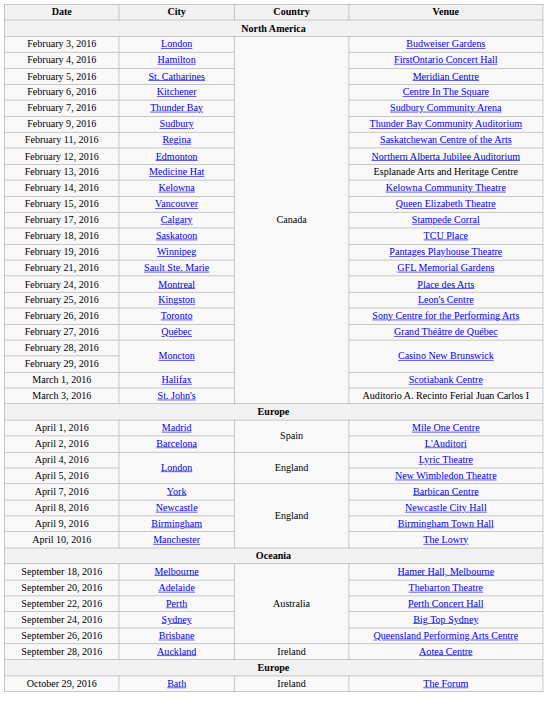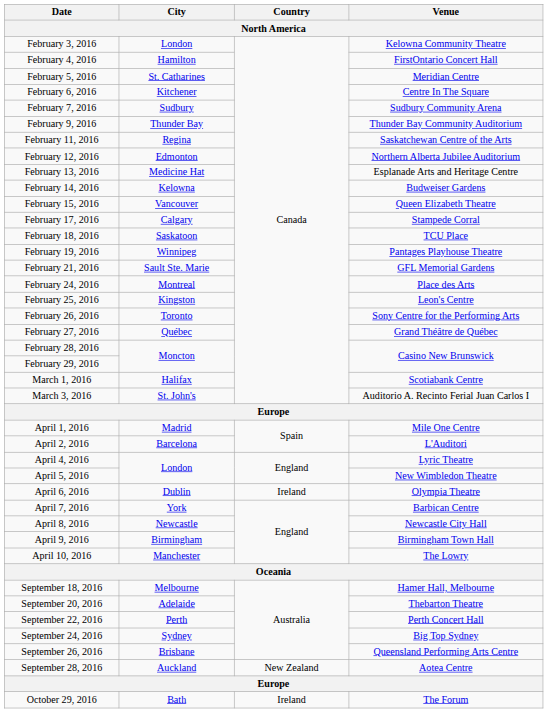(446, 44) Budweiser Gardens -> (446, 44) Kelowna Community Theatre
(177, 108) Thunder Bay -> (177, 108) Sudbury
(177, 124) Sudbury -> (177, 124) Thunder Bay
(446, 188) Kelowna Community Theatre -> (446, 188) Budweiser Gardens
+ row: (62, 492)
(292, 651) Ireland -> (292, 667) New Zealand
